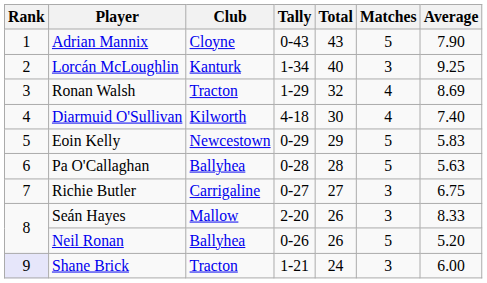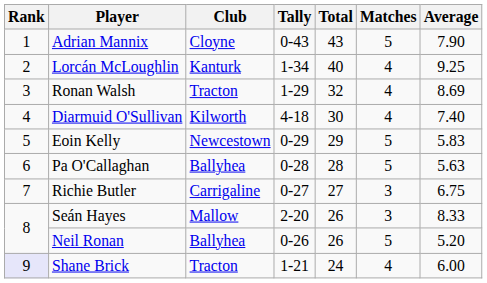(388, 66) 3 -> (388, 66) 4
(388, 265) 3 -> (388, 265) 4
